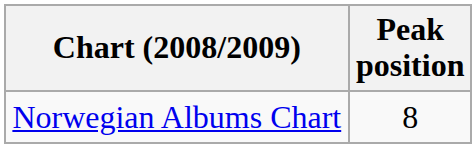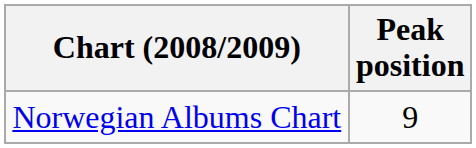(410, 116) 8 -> (410, 116) 9
